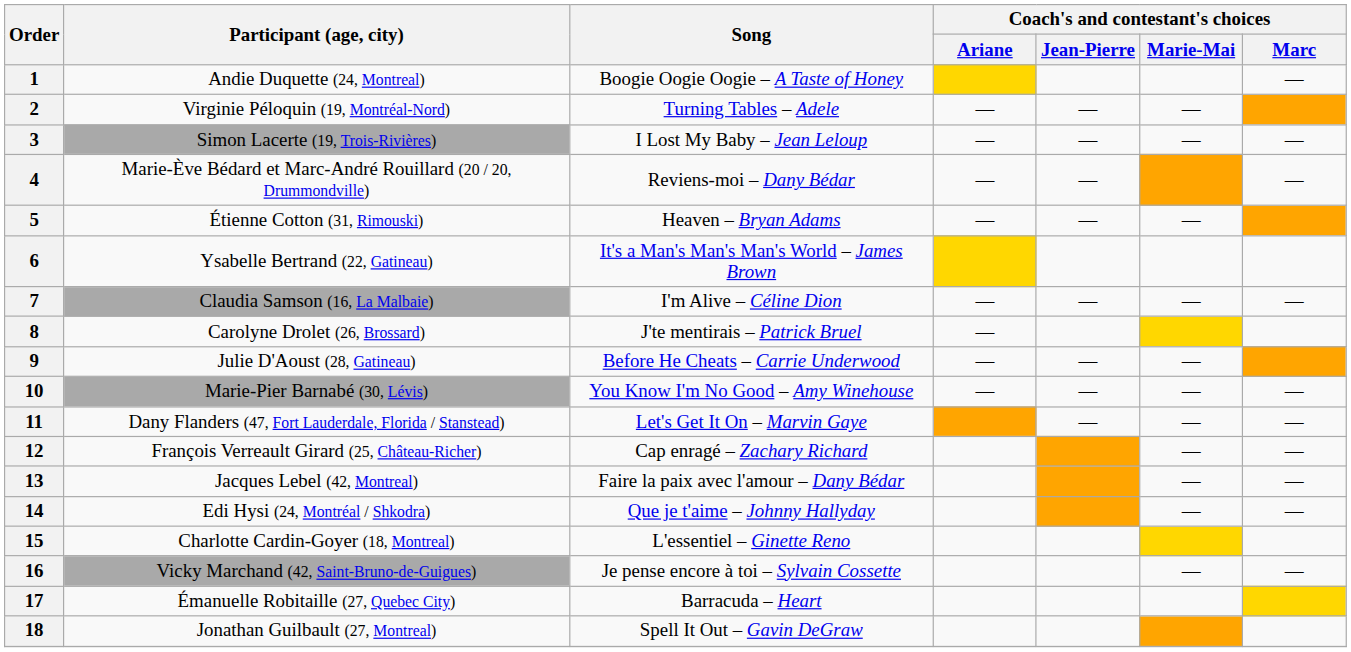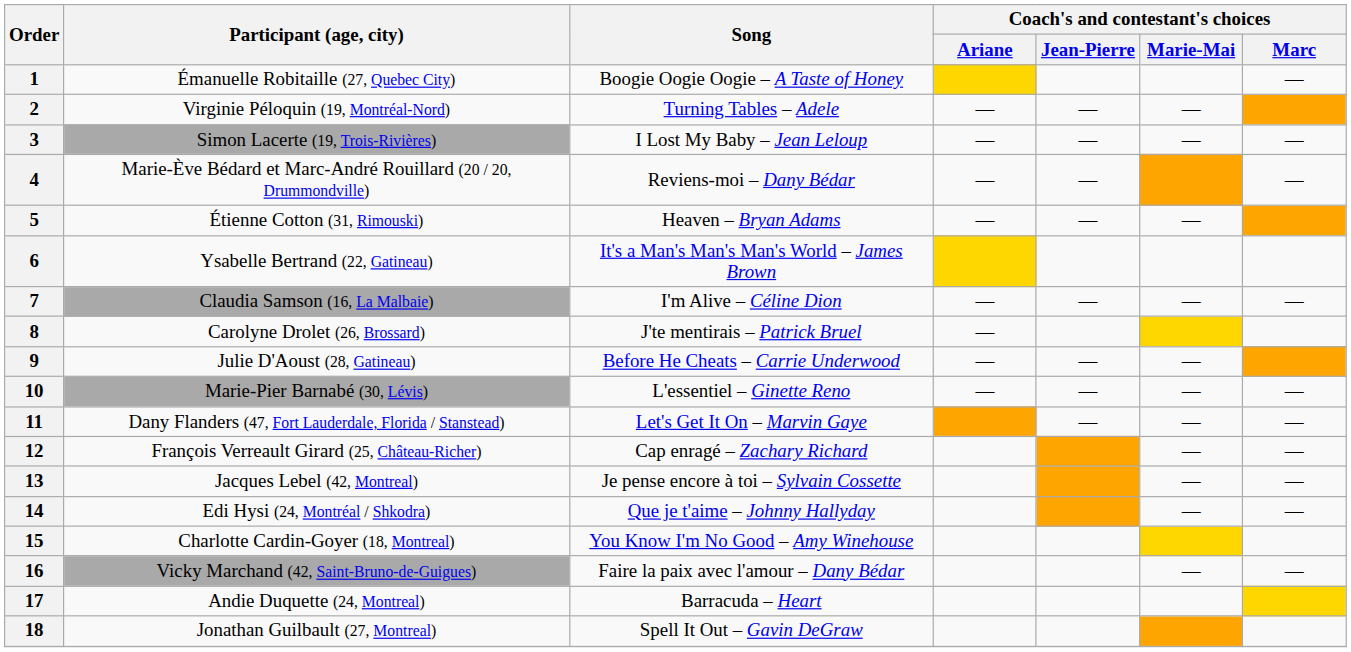(316, 79) Andie Duquette (24, Montreal) -> (316, 79) Émanuelle Robitaille (27, Quebec City)
(751, 391) You Know I'm No Good – Amy Winehouse -> (751, 391) L'essentiel – Ginette Reno
(751, 481) Faire la paix avec l'amour – Dany Bédar -> (751, 481) Je pense encore à toi – Sylvain Cossette
(751, 541) L'essentiel – Ginette Reno -> (751, 541) You Know I'm No Good – Amy Winehouse
(751, 570) Je pense encore à toi – Sylvain Cossette -> (751, 570) Faire la paix avec l'amour – Dany Bédar
(316, 600) Émanuelle Robitaille (27, Quebec City) -> (316, 600) Andie Duquette (24, Montreal)
